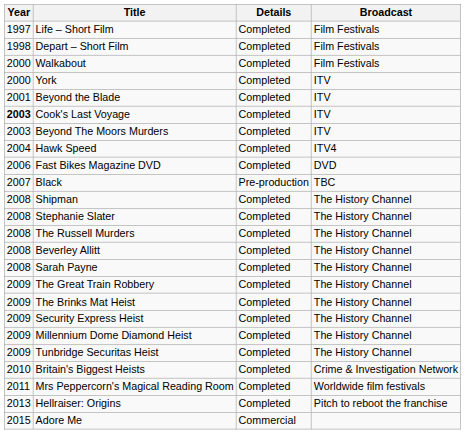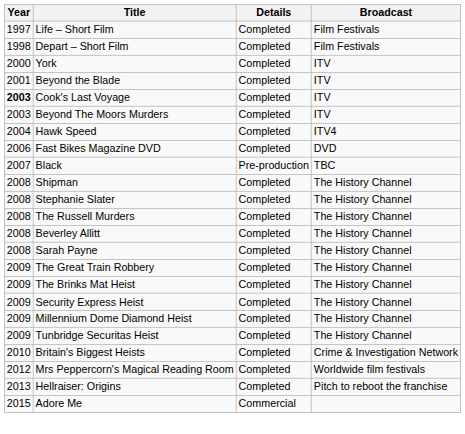- row: (61, 64)
(18, 387) 2011 -> (19, 370) 2012
